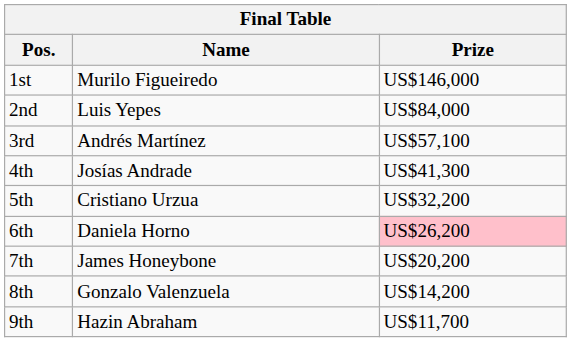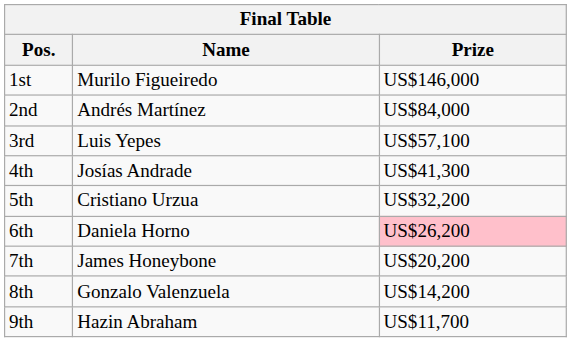(119, 110) Luis Yepes -> (142, 110) Andrés Martínez
(142, 140) Andrés Martínez -> (119, 140) Luis Yepes
